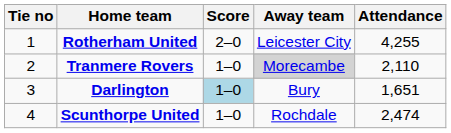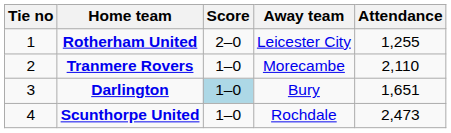(400, 41) 4,255 -> (400, 41) 1,255
(304, 66) lightgrey background -> (304, 66) no background
(400, 115) 2,474 -> (400, 115) 2,473
